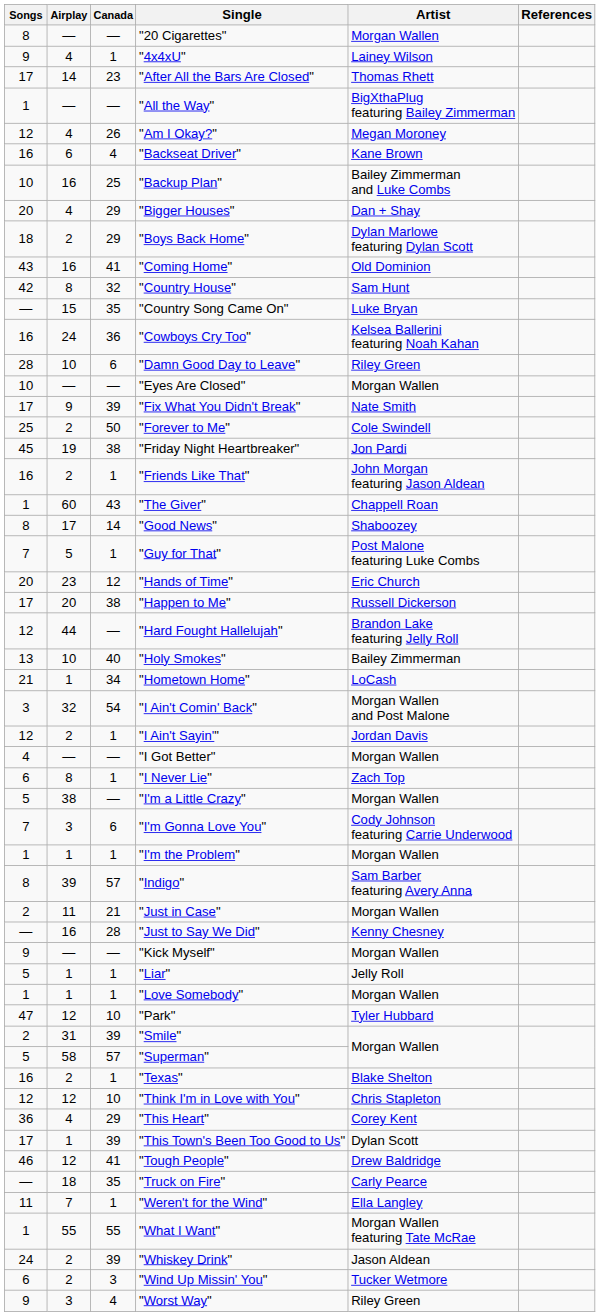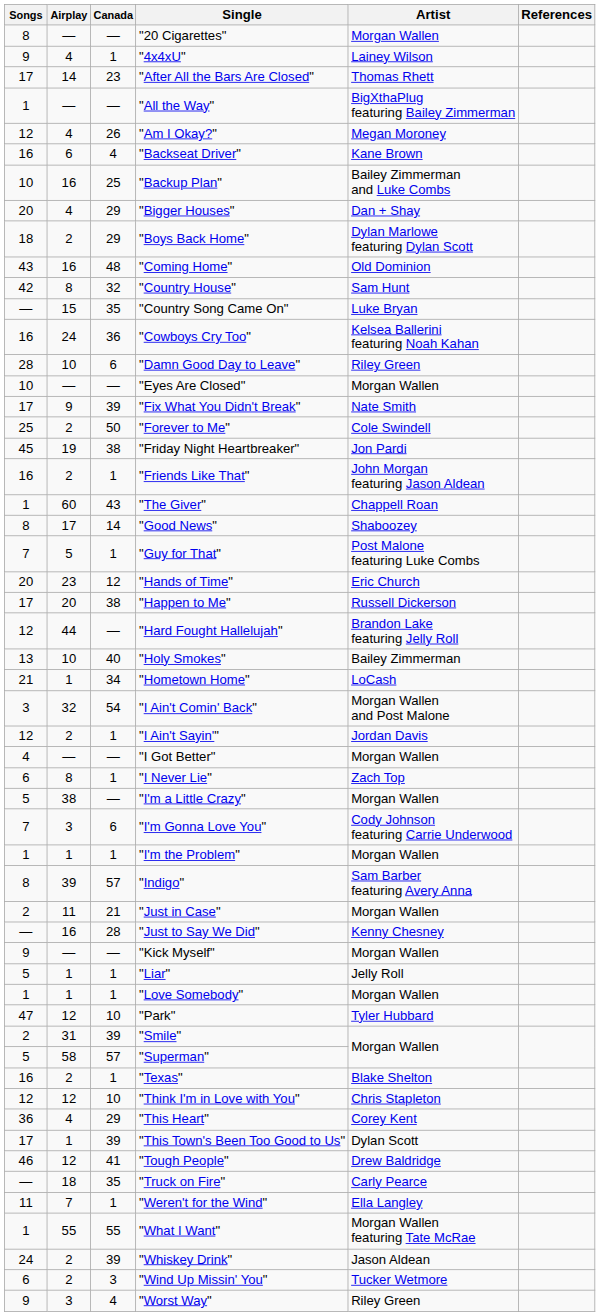(113, 267) 41 -> (113, 267) 48
